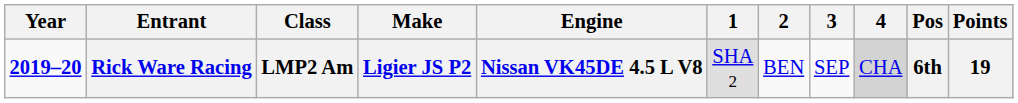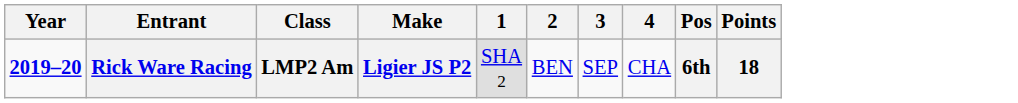- column: (592, 21)
(881, 67) lightgrey background -> (649, 67) no background
(980, 67) 19 -> (749, 67) 18
